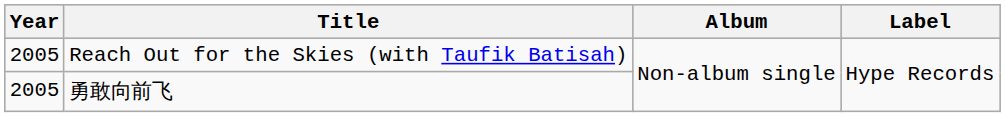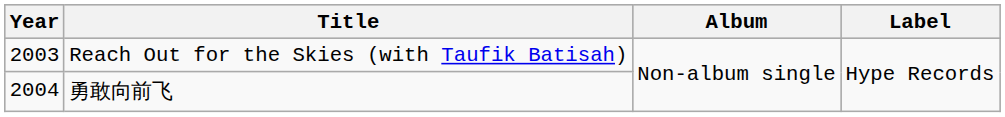(35, 55) 2005 -> (35, 55) 2003
(35, 91) 2005 -> (35, 91) 2004
